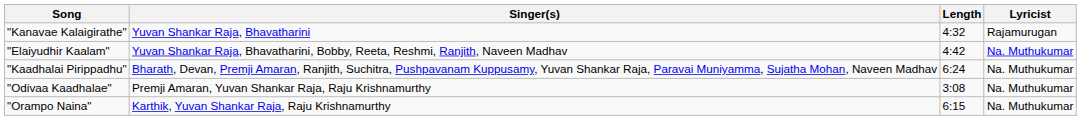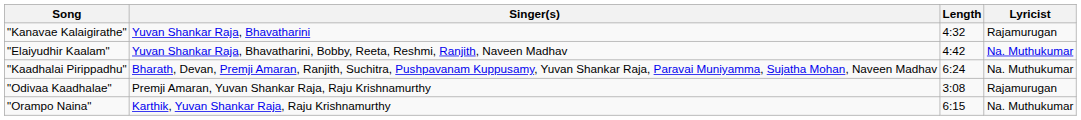(1030, 88) Na. Muthukumar -> (1022, 88) Rajamurugan
